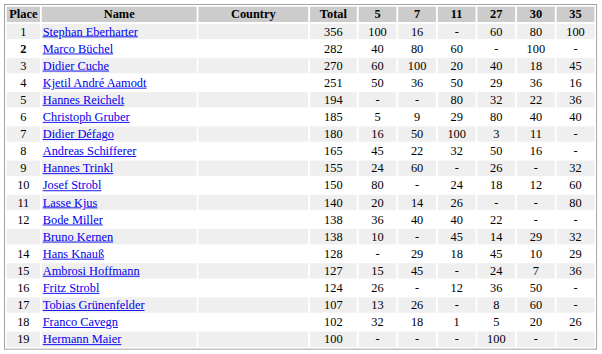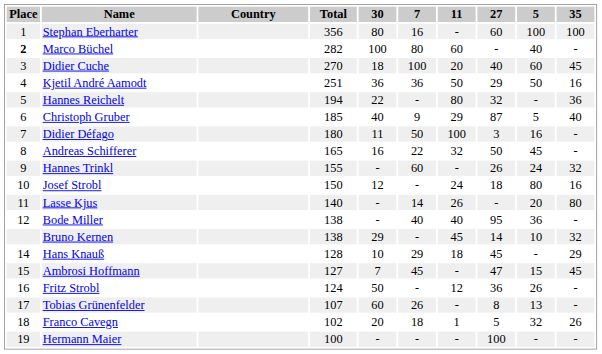columns swapped: (378, 14) <-> (536, 14)
(496, 117) 80 -> (496, 117) 87
(576, 185) 60 -> (576, 185) 16
(496, 220) 22 -> (496, 220) 95
(496, 271) 24 -> (496, 271) 47
(576, 271) 36 -> (576, 271) 45
